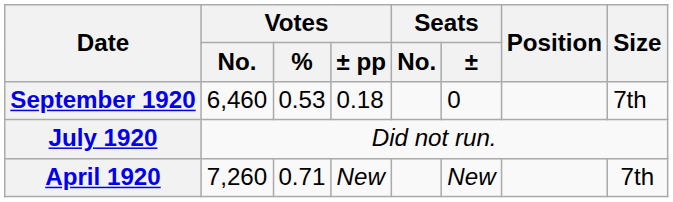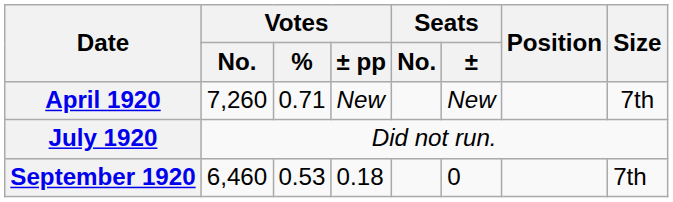rows swapped: (103, 176) <-> (103, 100)
